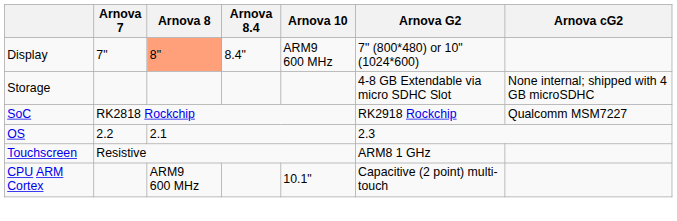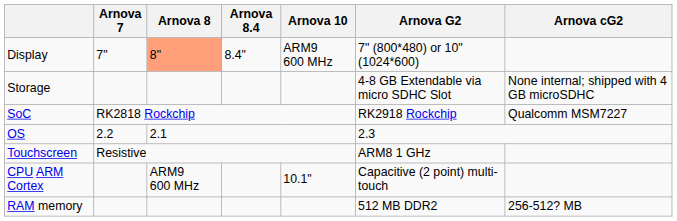+ row: (45, 206)
